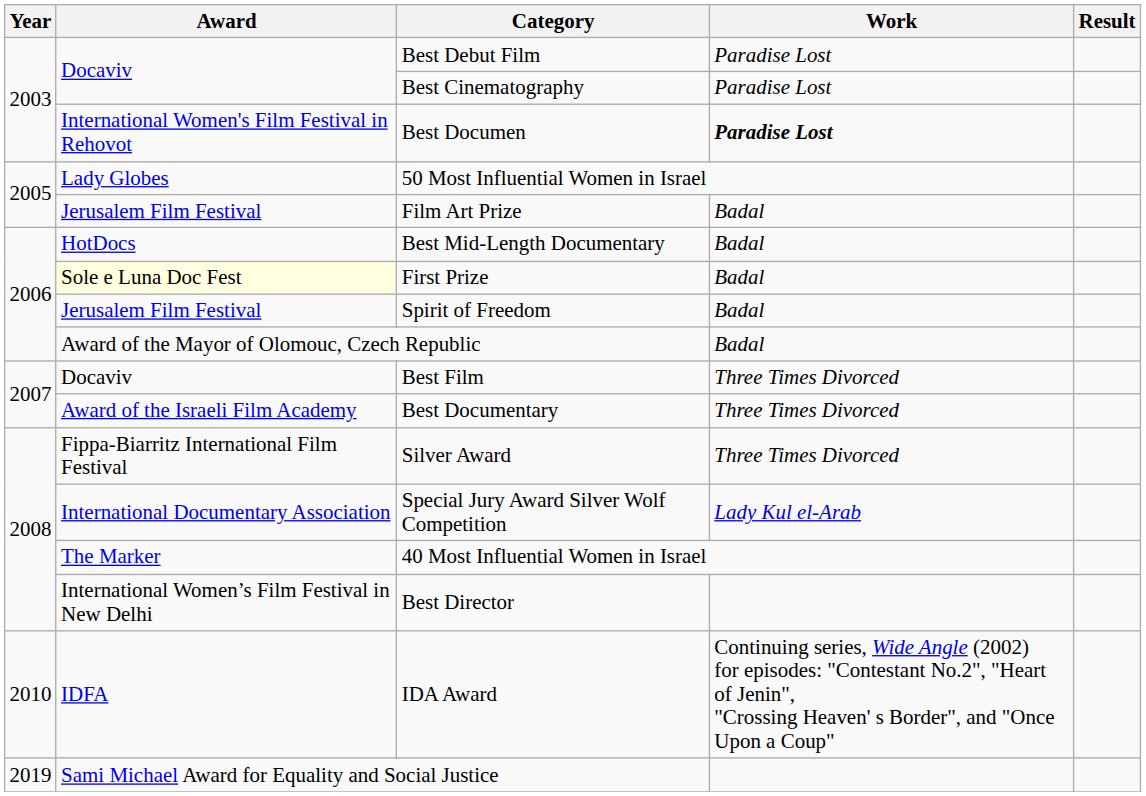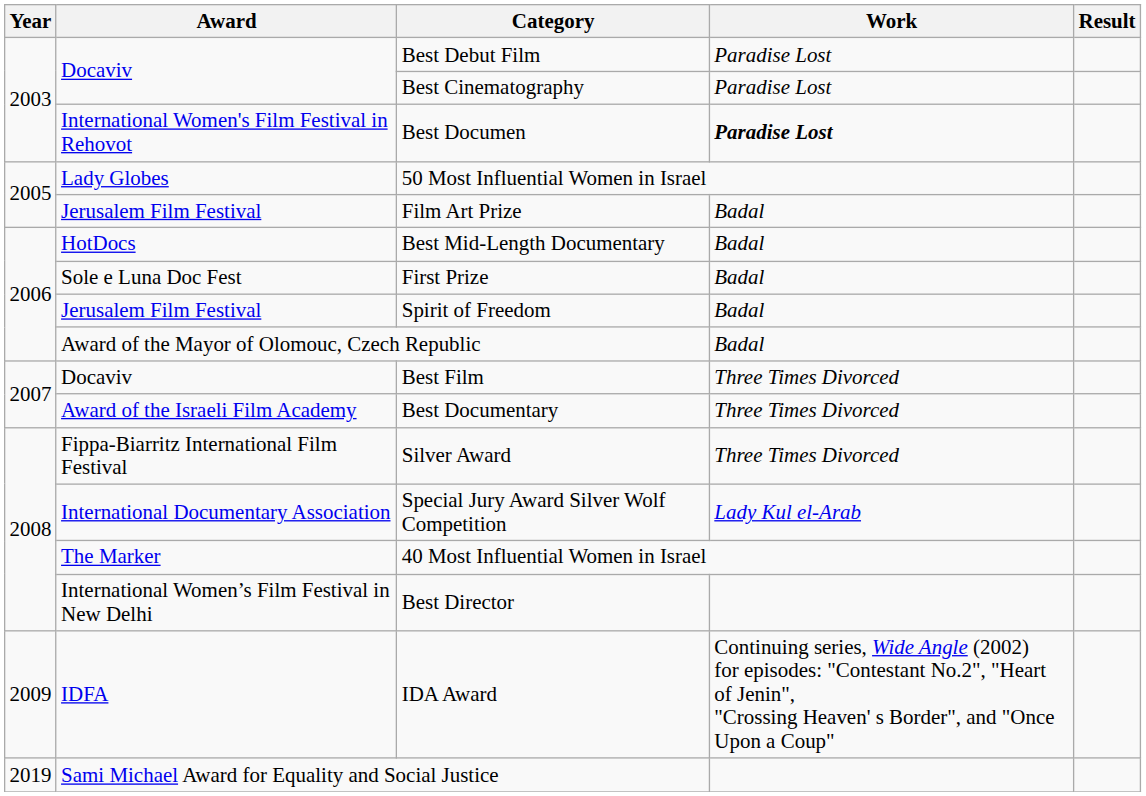(151, 277) lightyellow background -> (151, 277) no background
(30, 694) 2010 -> (30, 694) 2009
